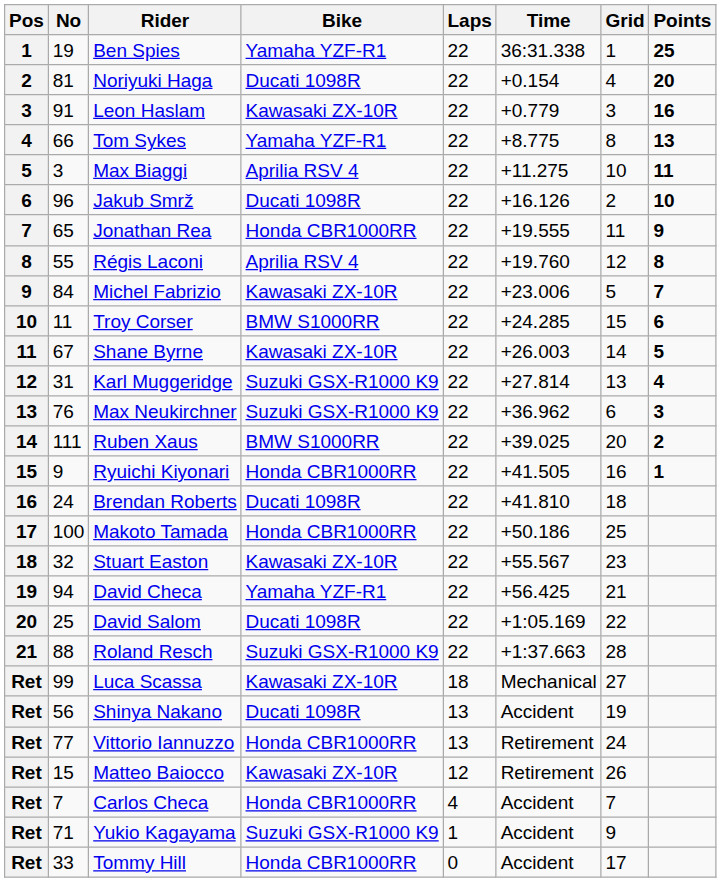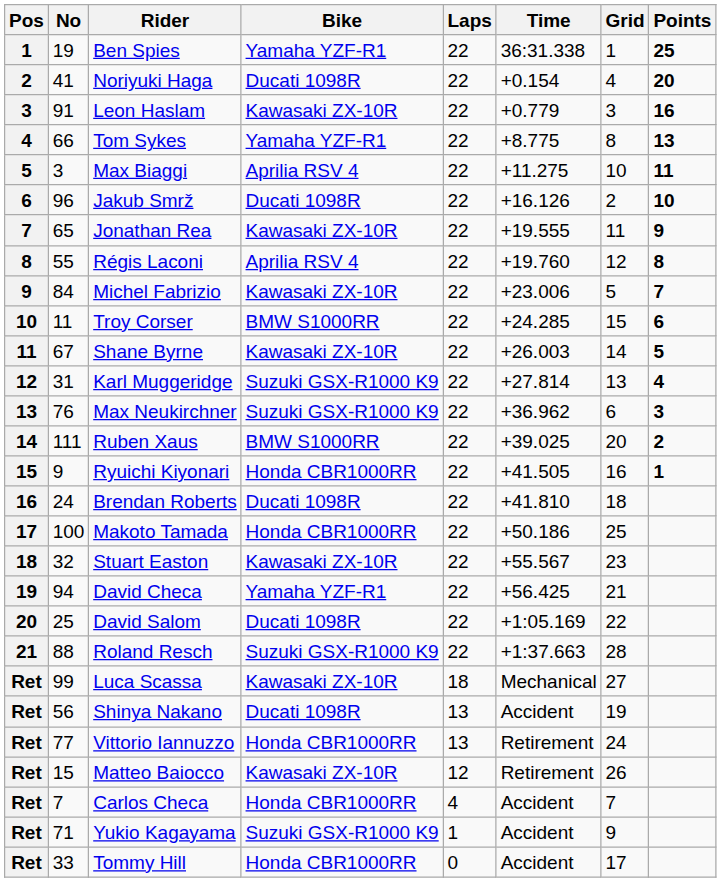(63, 80) 81 -> (63, 80) 41
(331, 230) Honda CBR1000RR -> (322, 230) Kawasaki ZX-10R
